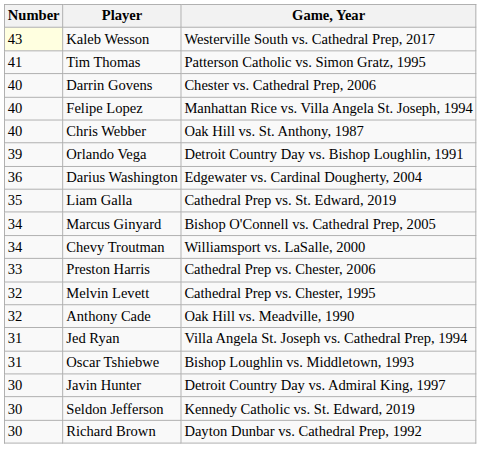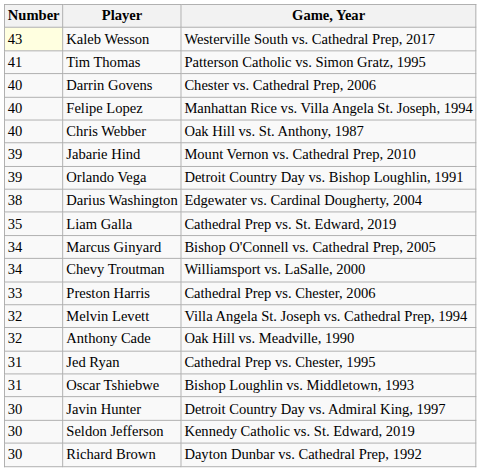+ row: (103, 154)
(15, 177) 36 -> (15, 200) 38
(280, 293) Cathedral Prep vs. Chester, 1995 -> (326, 316) Villa Angela St. Joseph vs. Cathedral Prep, 1994
(326, 339) Villa Angela St. Joseph vs. Cathedral Prep, 1994 -> (280, 362) Cathedral Prep vs. Chester, 1995
